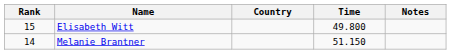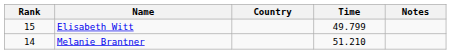(349, 27) 49.800 -> (349, 27) 49.799
(349, 41) 51.150 -> (349, 41) 51.210
